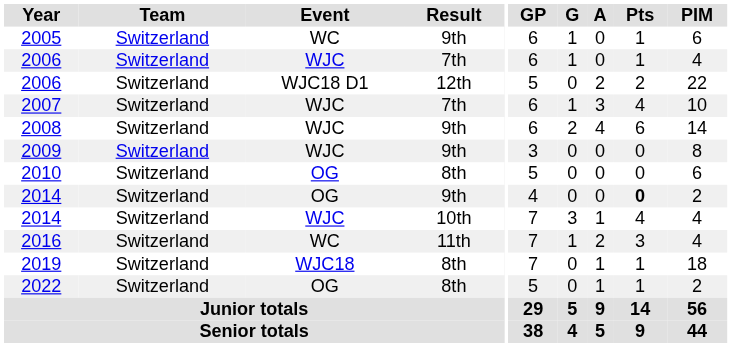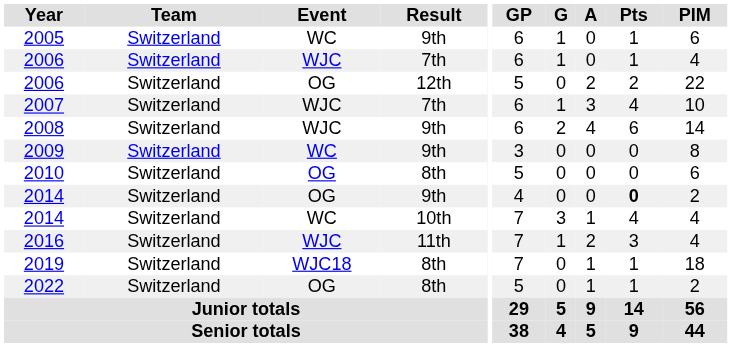(325, 83) WJC18 D1 -> (322, 83) OG
(325, 150) WJC -> (322, 150) WC
(325, 218) WJC -> (322, 218) WC
(325, 241) WC -> (322, 241) WJC
